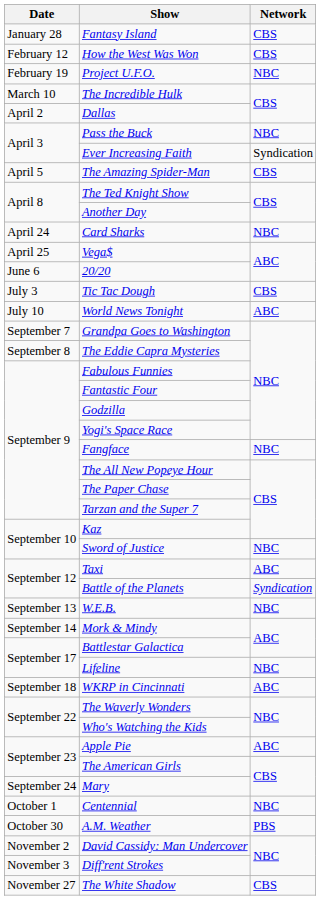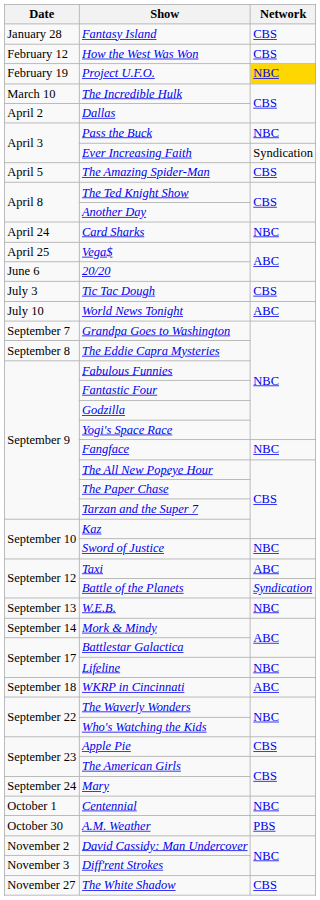(266, 73) no background -> (266, 73) gold background
(266, 746) ABC -> (265, 746) CBS
